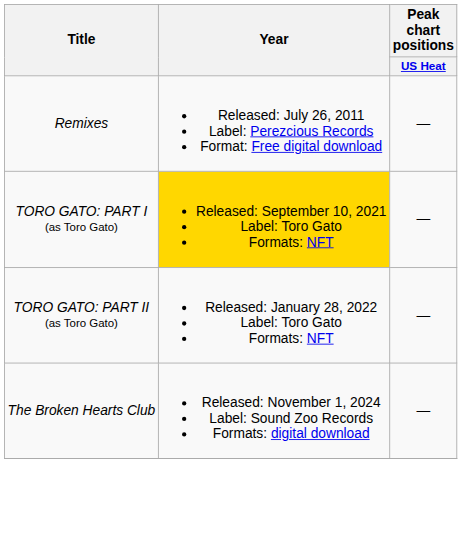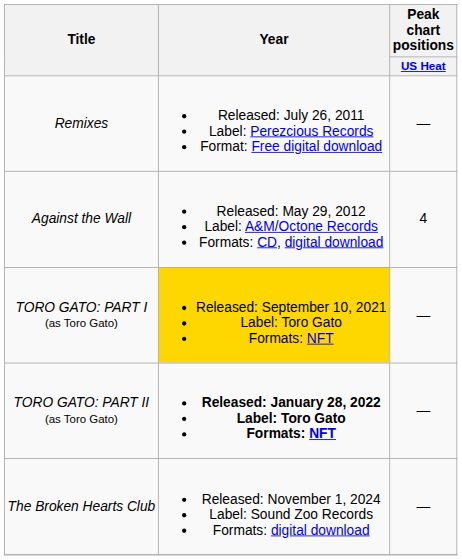+ row: (81, 219)
(274, 323) normal -> (274, 419) bold
